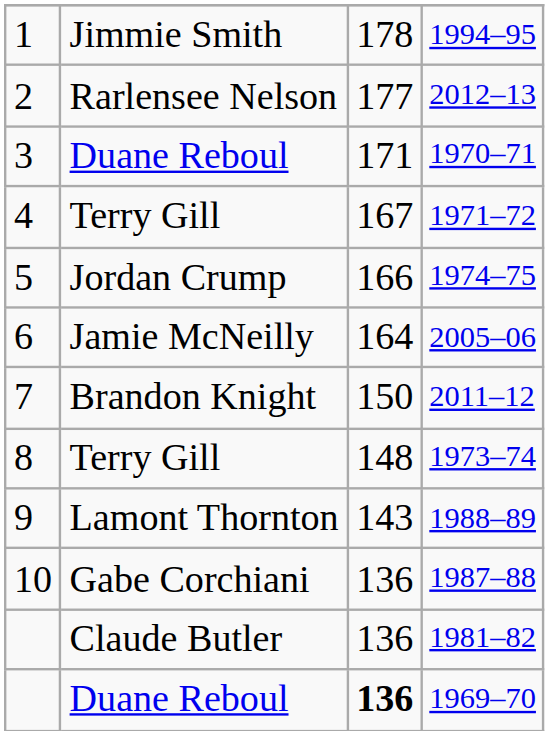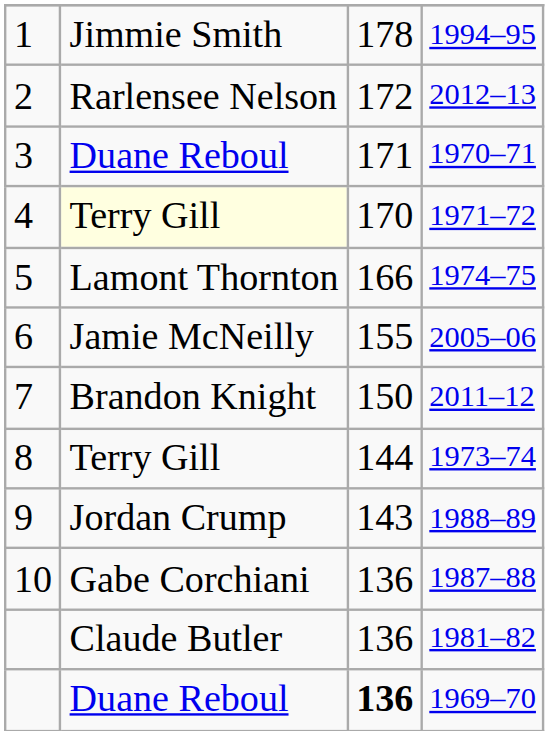(385, 95) 177 -> (385, 95) 172
(145, 215) no background -> (145, 215) lightyellow background
(385, 215) 167 -> (385, 215) 170
(178, 276) Jordan Crump -> (204, 276) Lamont Thornton
(385, 336) 164 -> (385, 336) 155
(385, 457) 148 -> (385, 457) 144
(204, 517) Lamont Thornton -> (178, 517) Jordan Crump
